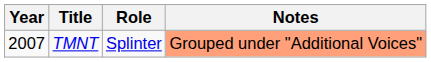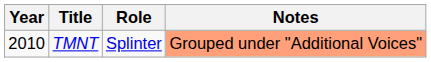(27, 43) 2007 -> (27, 43) 2010
